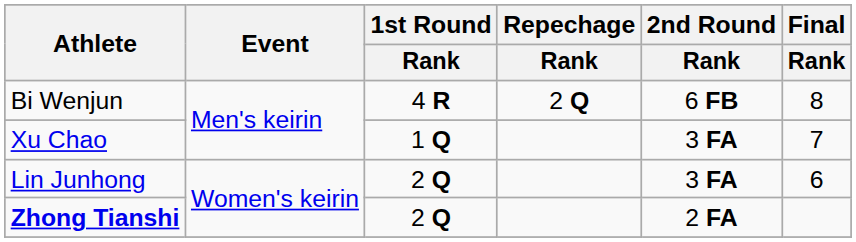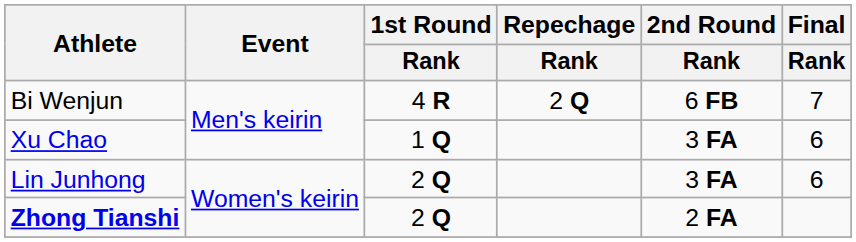(817, 101) 8 -> (817, 101) 7
(817, 140) 7 -> (817, 140) 6
